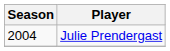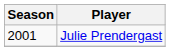(22, 35) 2004 -> (22, 35) 2001
